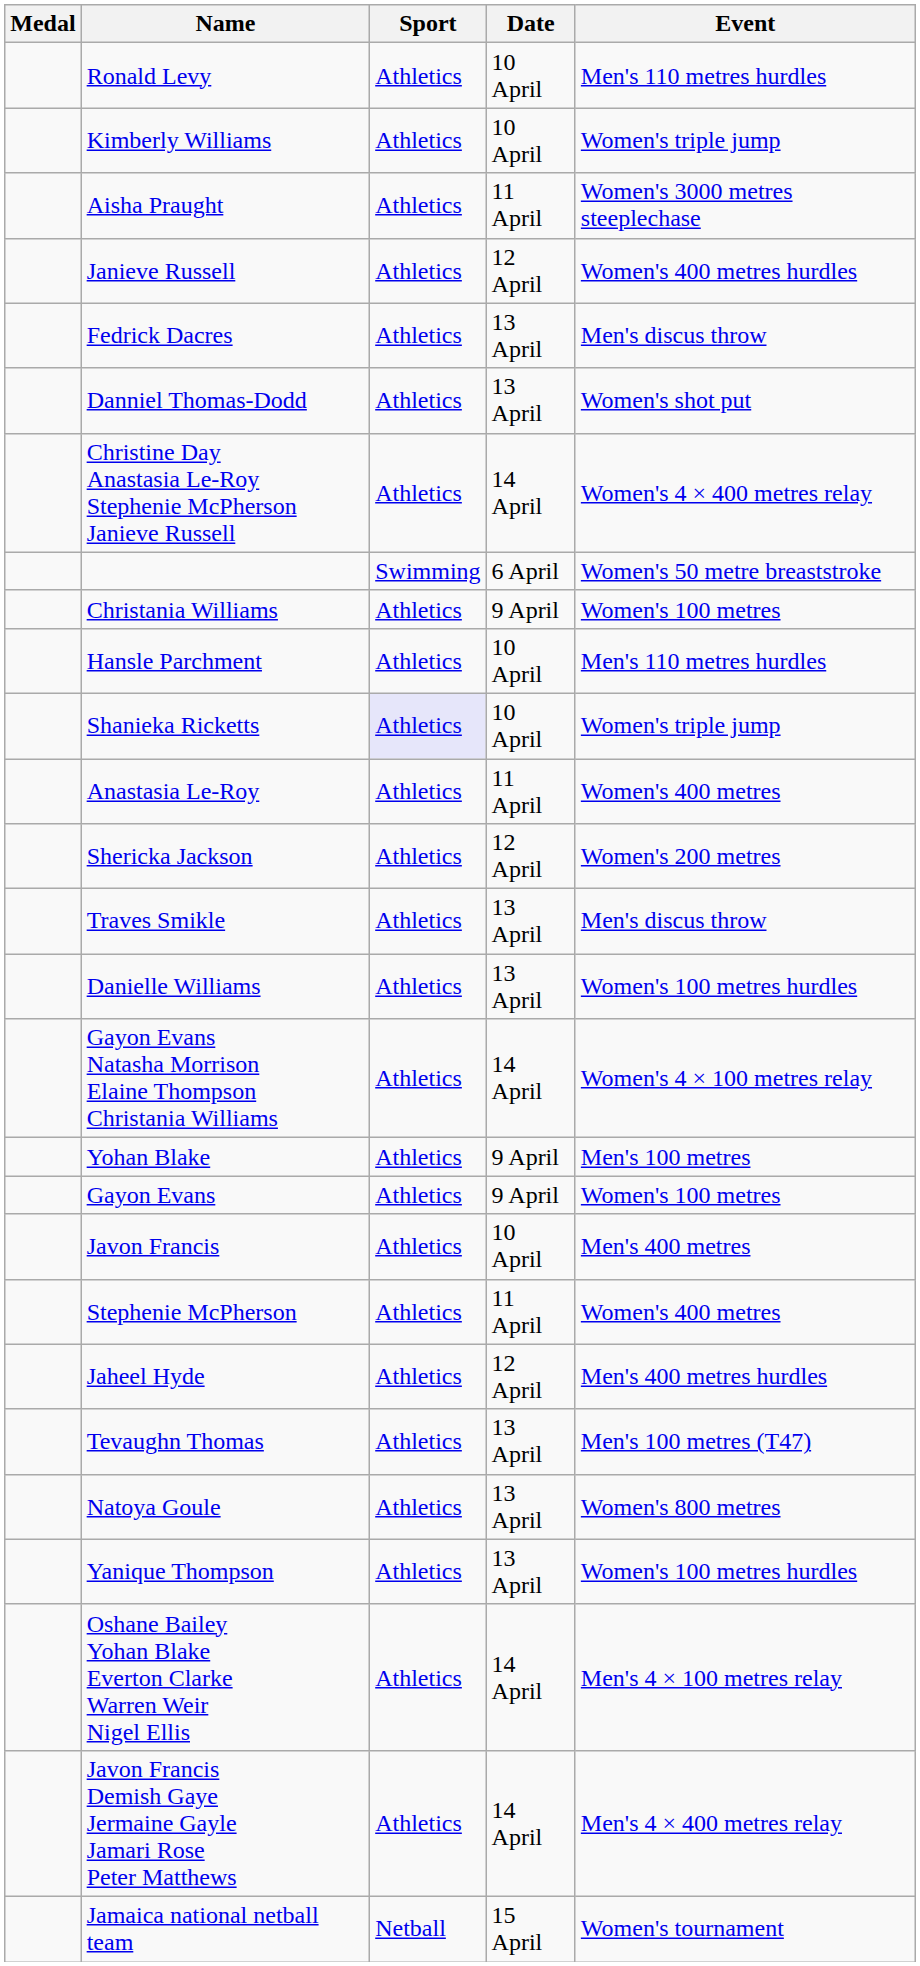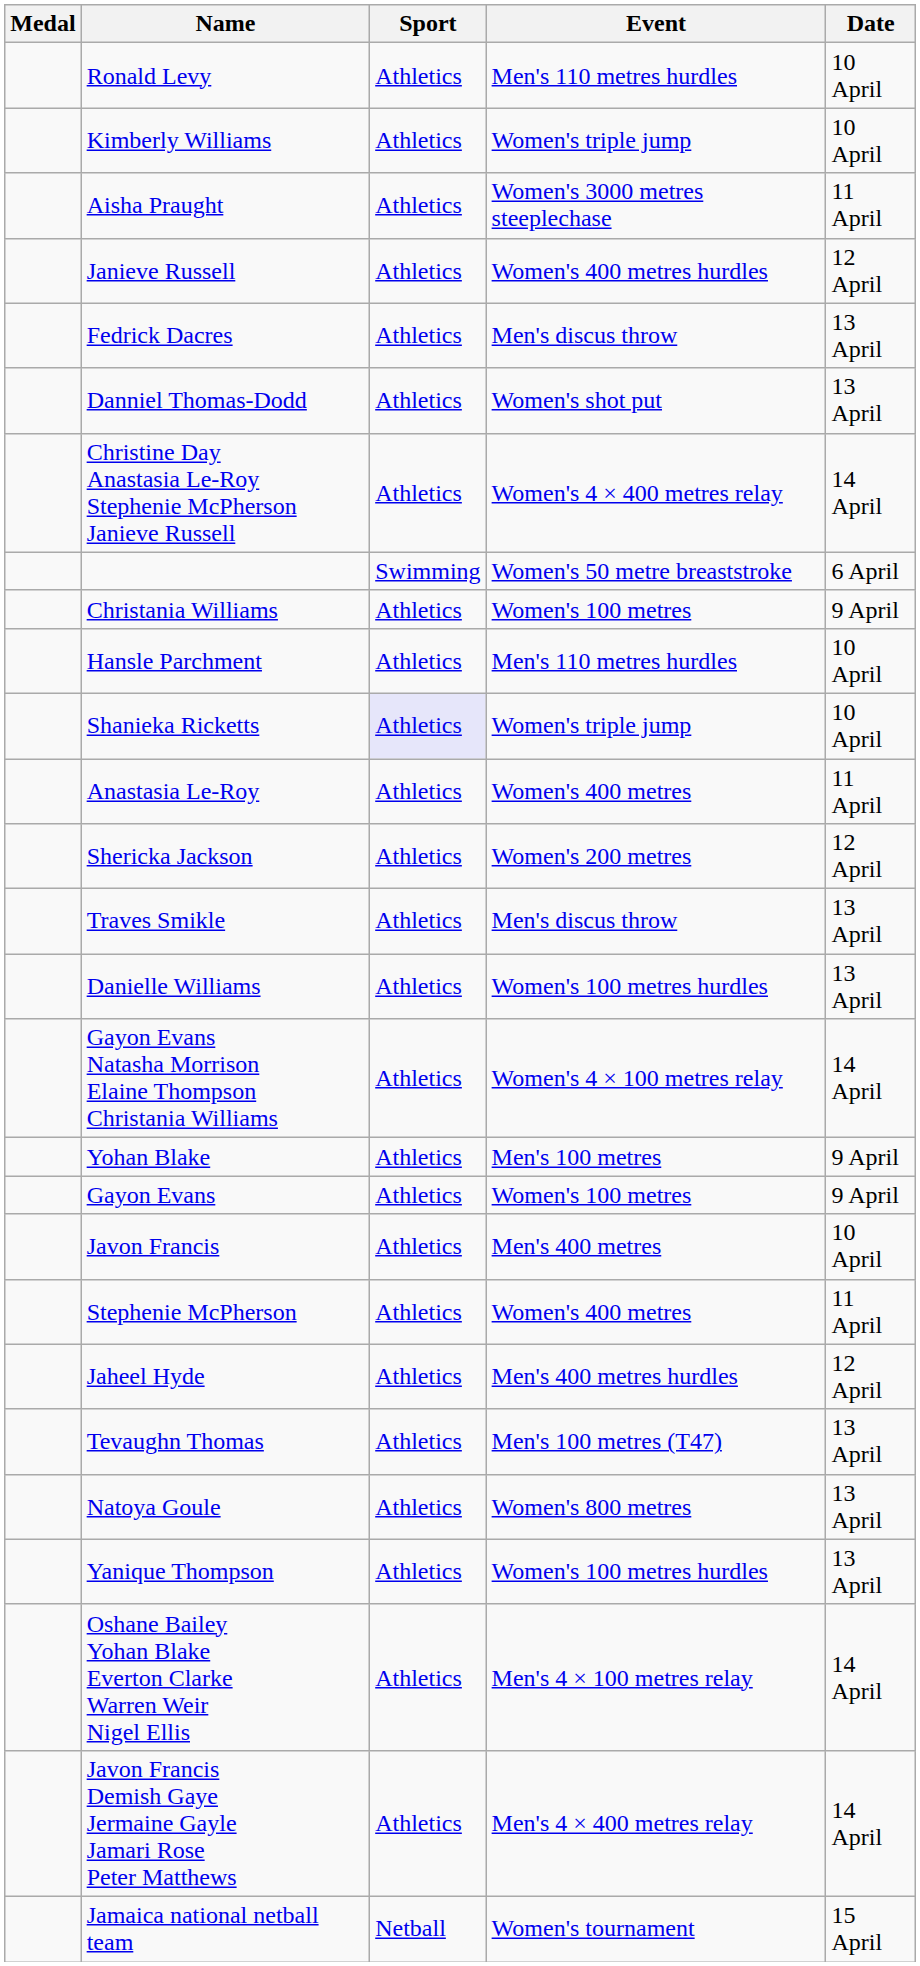columns swapped: (745, 23) <-> (531, 23)
